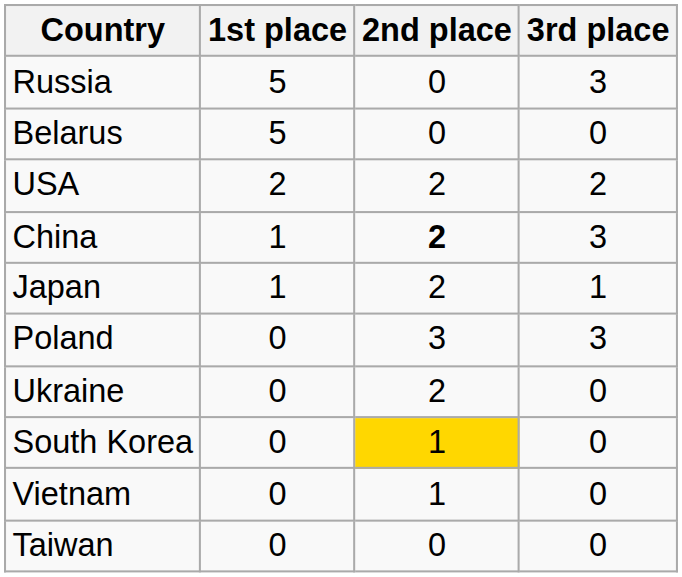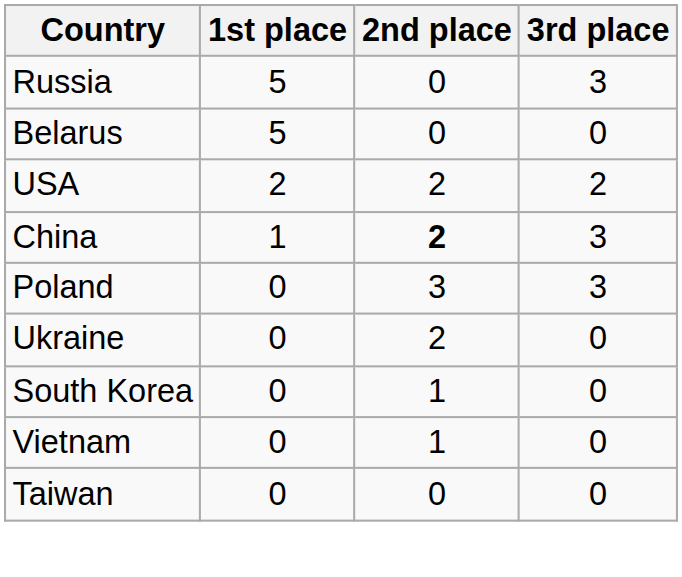- row: (57, 287)
(437, 442) gold background -> (437, 390) no background
